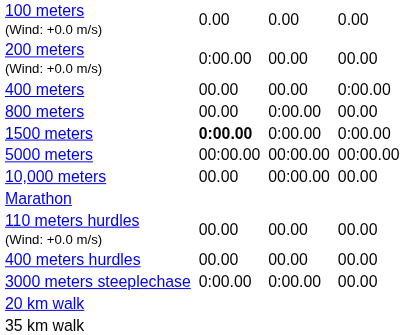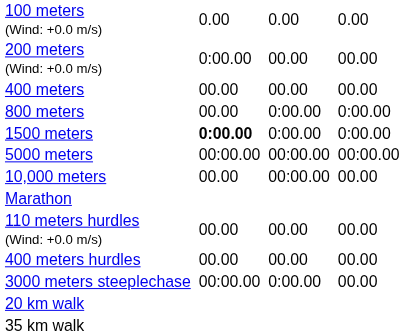(364, 90) 0:00.00 -> (358, 90) 00.00
(358, 111) 00.00 -> (364, 111) 0:00.00
(225, 282) 0:00.00 -> (230, 282) 00:00.00
